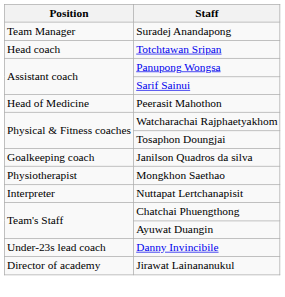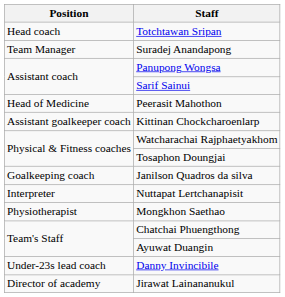rows swapped: (184, 31) <-> (179, 49)
+ row: (198, 121)
rows swapped: (181, 175) <-> (190, 193)
